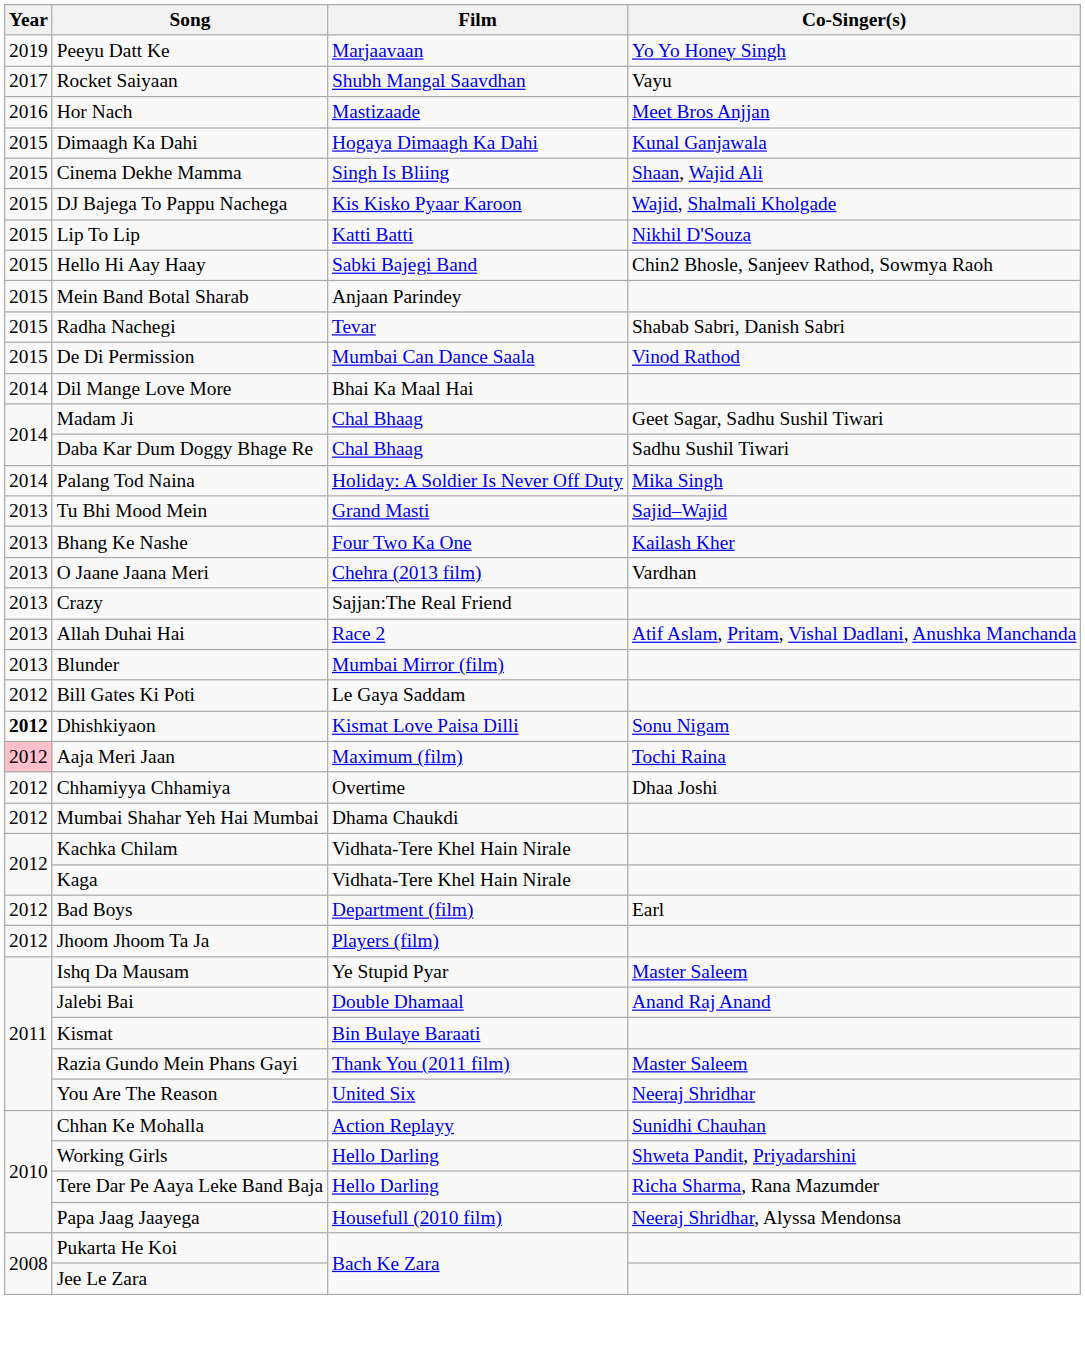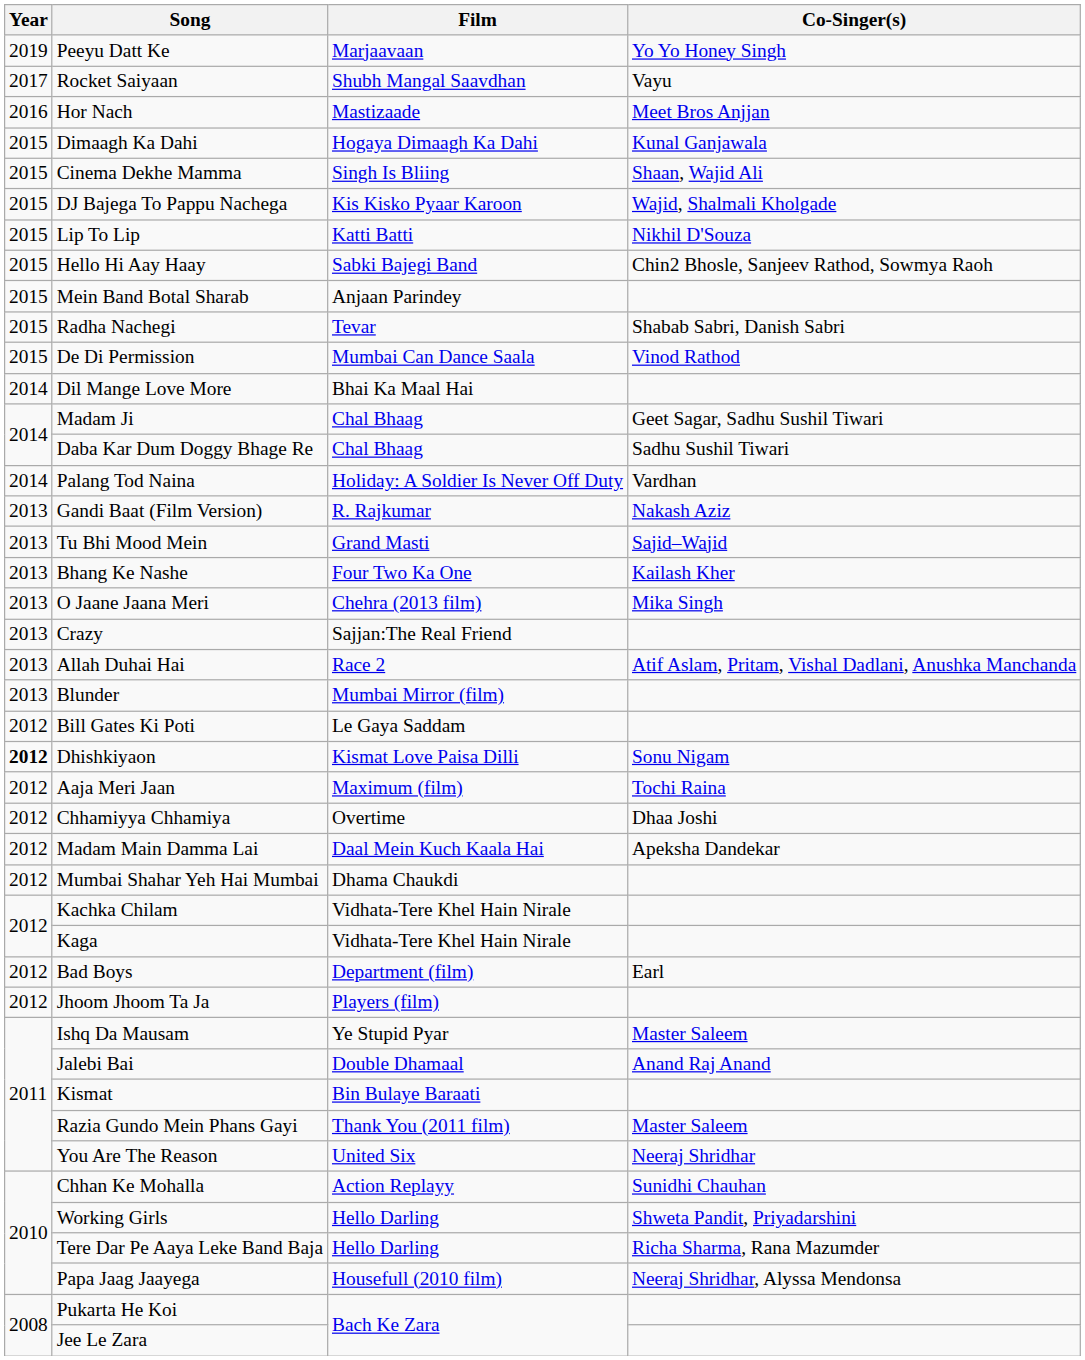(677, 480) Mika Singh -> (664, 480) Vardhan
+ row: (160, 511)
(664, 572) Vardhan -> (677, 603) Mika Singh
(28, 756) pink background -> (28, 787) no background
+ row: (158, 848)
